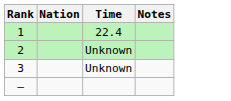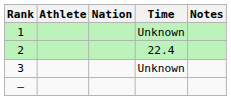+ column: (63, 14)
(109, 32) 22.4 -> (161, 32) Unknown
(109, 50) Unknown -> (161, 50) 22.4
